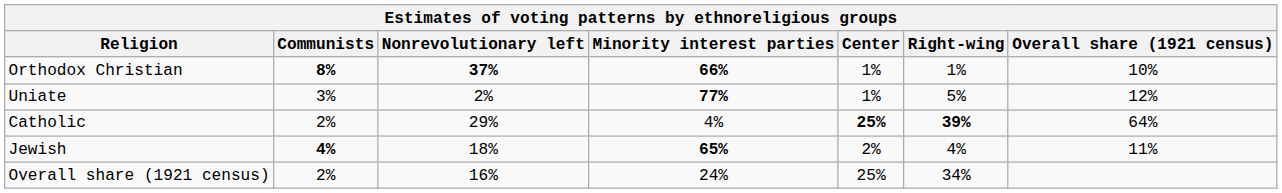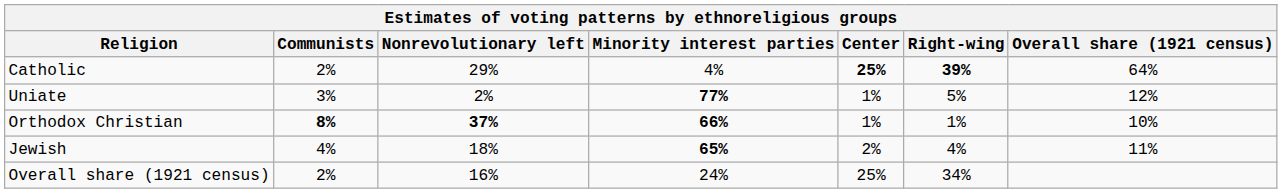rows swapped: (47, 123) <-> (96, 70)
(326, 149) bold -> (326, 149) normal
